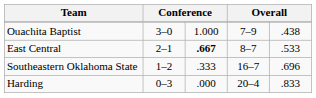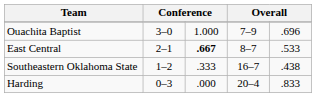(290, 31) .438 -> (290, 31) .696
(290, 66) .696 -> (290, 66) .438
